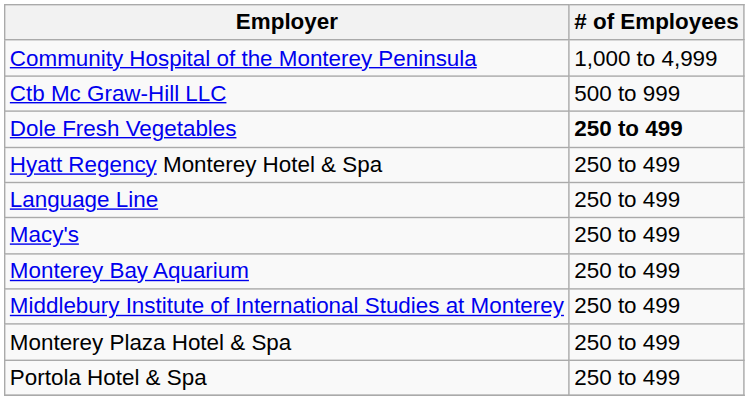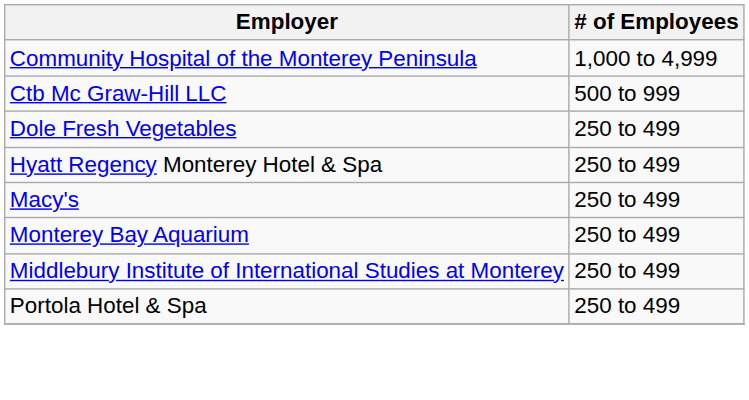(628, 128) bold -> (627, 128) normal
- row: (84, 199)
- row: (151, 341)
